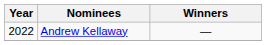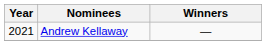(21, 31) 2022 -> (21, 31) 2021
